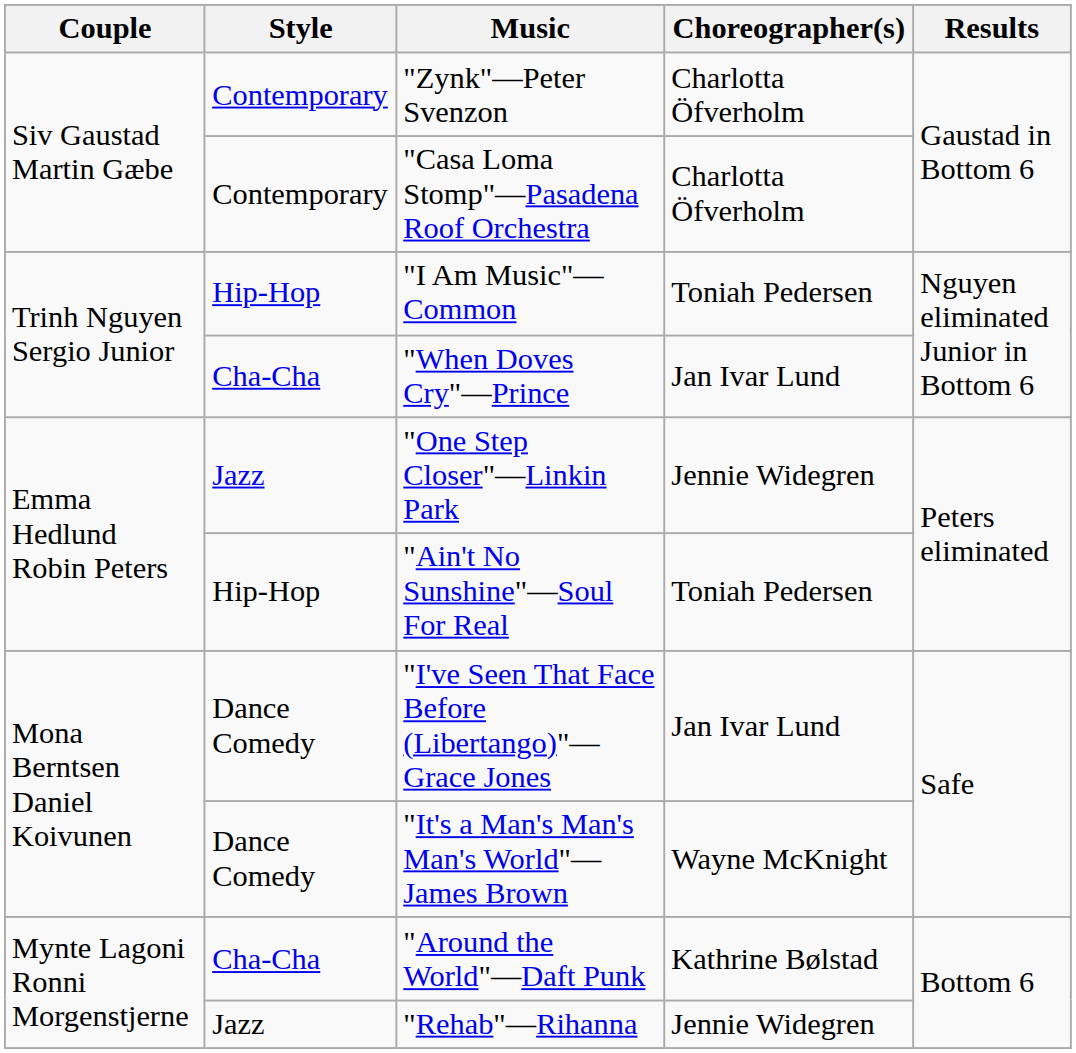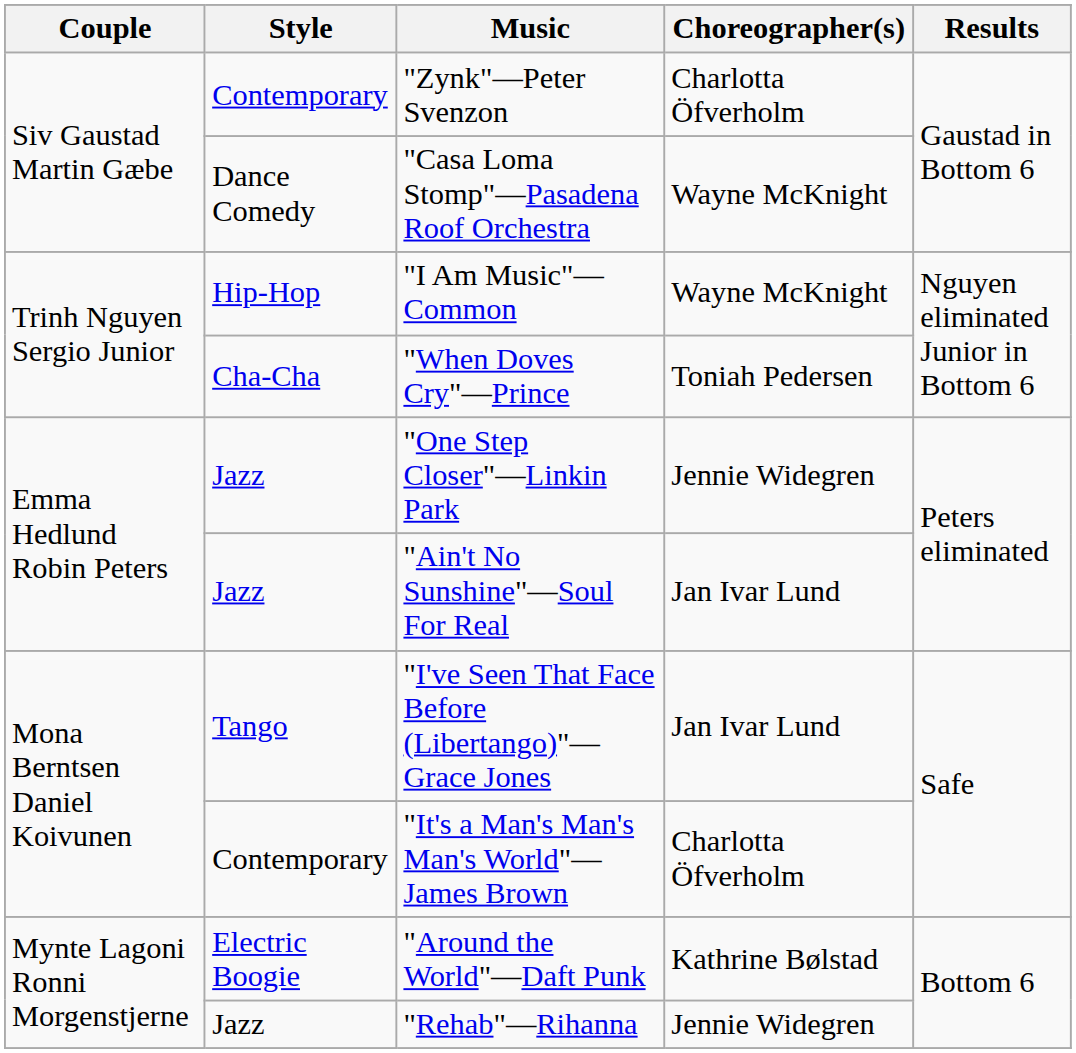(300, 193) Contemporary -> (264, 193) Dance Comedy
(738, 193) Charlotta Öfverholm -> (779, 193) Wayne McKnight
(772, 292) Toniah Pedersen -> (779, 292) Wayne McKnight
(756, 375) Jan Ivar Lund -> (772, 375) Toniah Pedersen
(266, 591) Hip-Hop -> (238, 591) Jazz
(772, 591) Toniah Pedersen -> (756, 591) Jan Ivar Lund
(264, 725) Dance Comedy -> (250, 725) Tango
(264, 858) Dance Comedy -> (300, 858) Contemporary
(779, 858) Wayne McKnight -> (738, 858) Charlotta Öfverholm
(266, 958) Cha-Cha -> (259, 958) Electric Boogie
